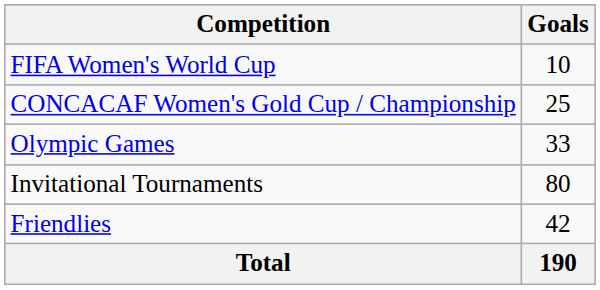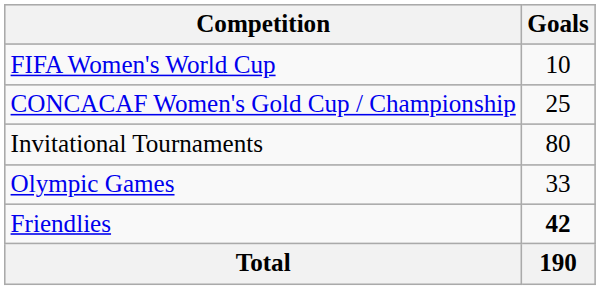rows swapped: (93, 143) <-> (137, 183)
(558, 223) normal -> (558, 223) bold
